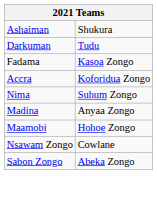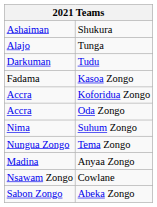+ row: (91, 45)
+ row: (101, 111)
+ row: (104, 144)
- row: (106, 128)
